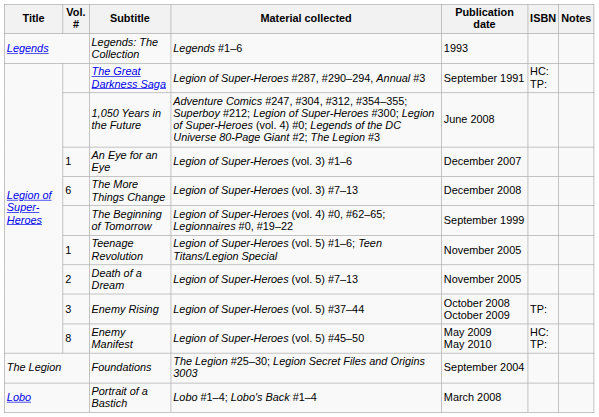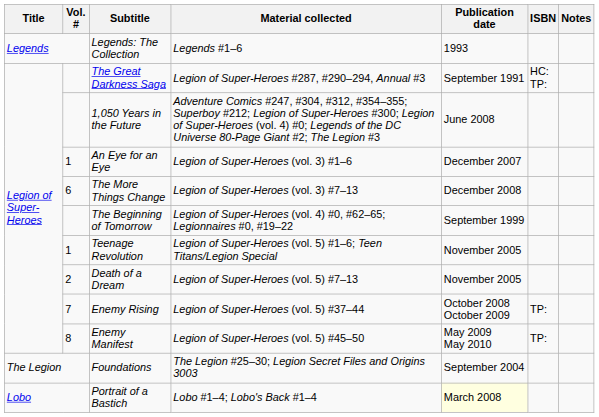(68, 309) 3 -> (68, 309) 7
(539, 338) HC: TP: -> (539, 338) TP:
(473, 397) no background -> (473, 397) lightyellow background
